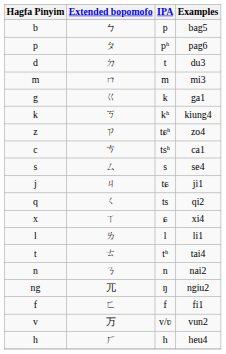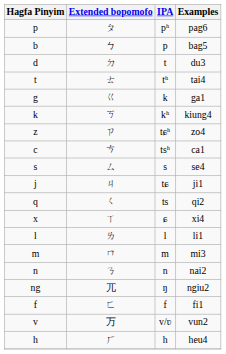rows swapped: (198, 28) <-> (198, 45)
rows swapped: (198, 253) <-> (198, 80)
